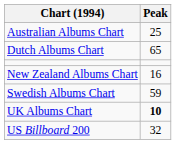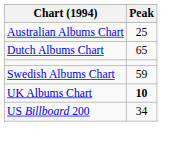- row: (72, 74)
(155, 130) 32 -> (142, 111) 34
